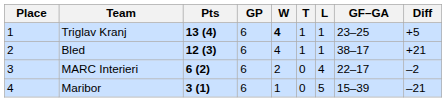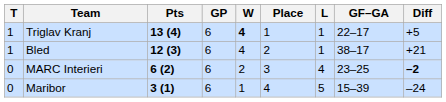columns swapped: (32, 13) <-> (306, 13)
(353, 32) 23–25 -> (353, 32) 22–17
(353, 69) 22–17 -> (353, 69) 23–25
(413, 69) normal -> (413, 69) bold
(416, 87) –21 -> (416, 87) –24
